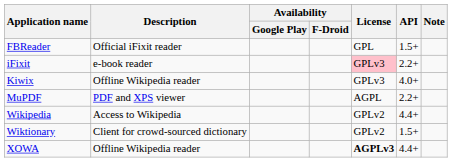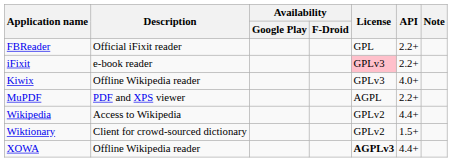(409, 47) 1.5+ -> (409, 47) 2.2+
